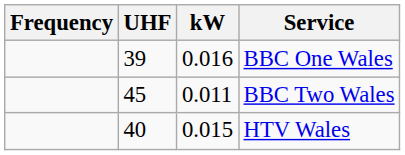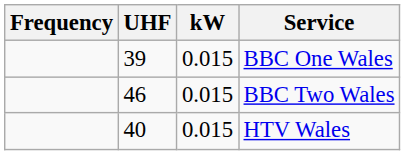(208, 58) 0.016 -> (208, 58) 0.015
(135, 94) 45 -> (135, 94) 46
(207, 94) 0.011 -> (208, 94) 0.015
